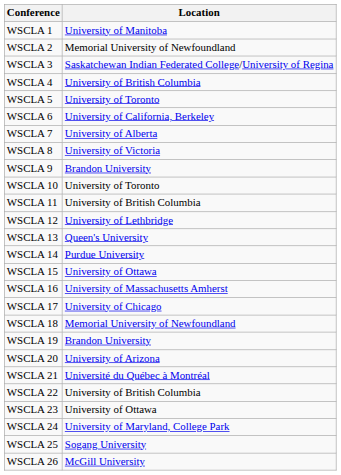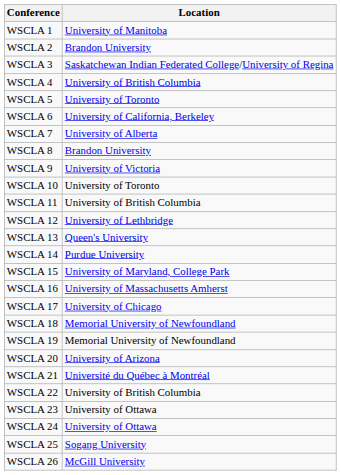(150, 47) Memorial University of Newfoundland -> (108, 47) Brandon University
(112, 151) University of Victoria -> (108, 151) Brandon University
(108, 168) Brandon University -> (112, 168) University of Victoria
(111, 271) University of Ottawa -> (147, 271) University of Maryland, College Park
(108, 340) Brandon University -> (150, 340) Memorial University of Newfoundland
(147, 427) University of Maryland, College Park -> (111, 427) University of Ottawa
